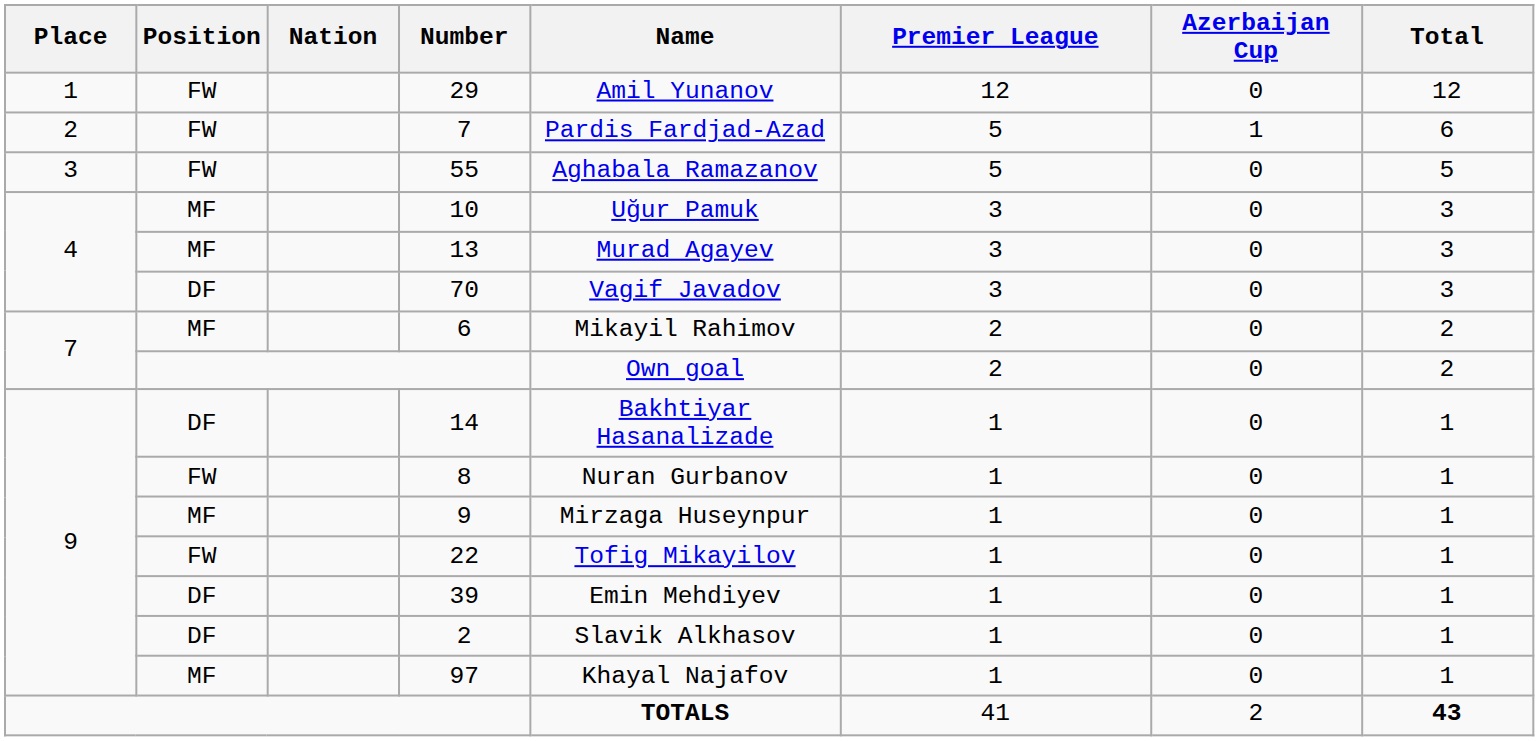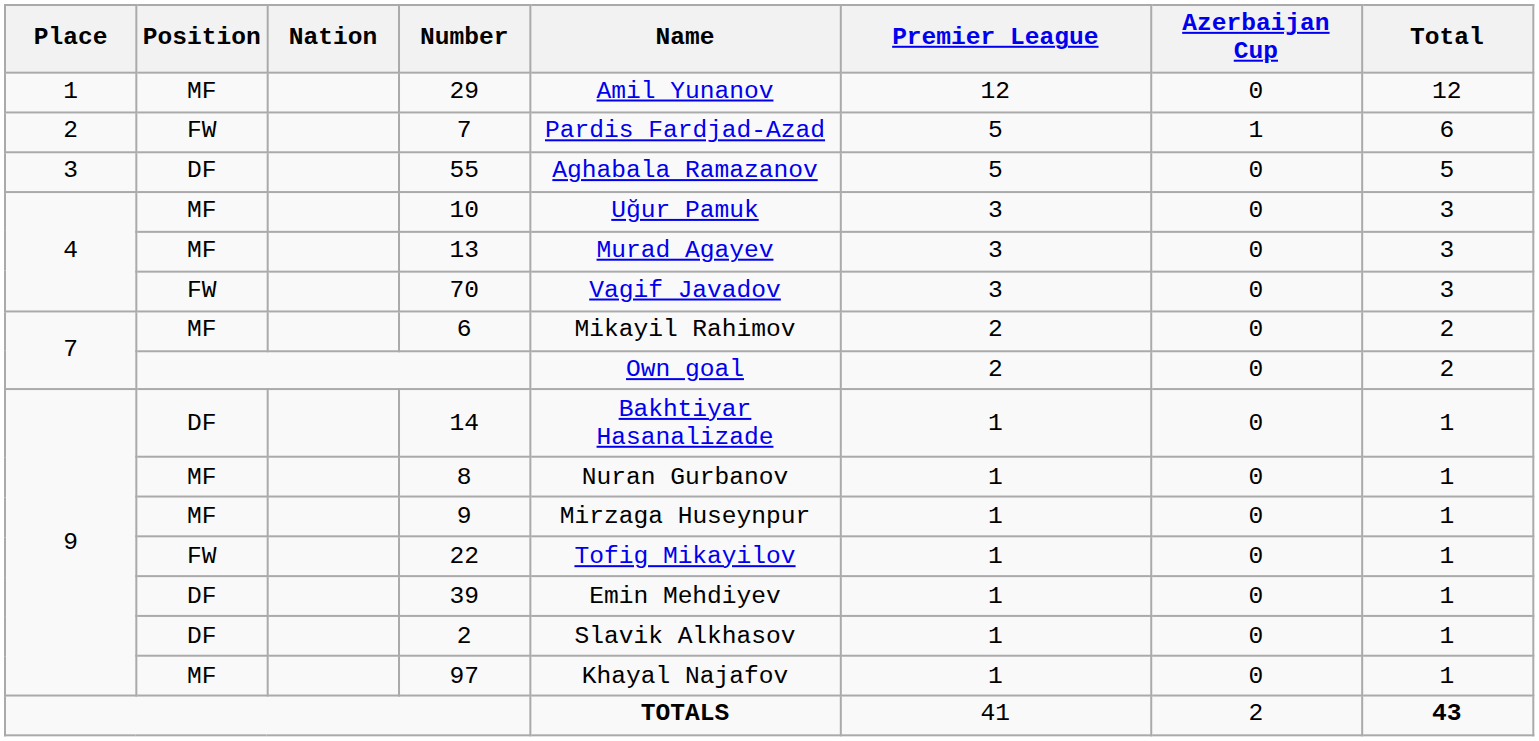(202, 93) FW -> (202, 93) MF
(202, 172) FW -> (202, 172) DF
(202, 291) DF -> (202, 291) FW
(202, 478) FW -> (202, 478) MF
